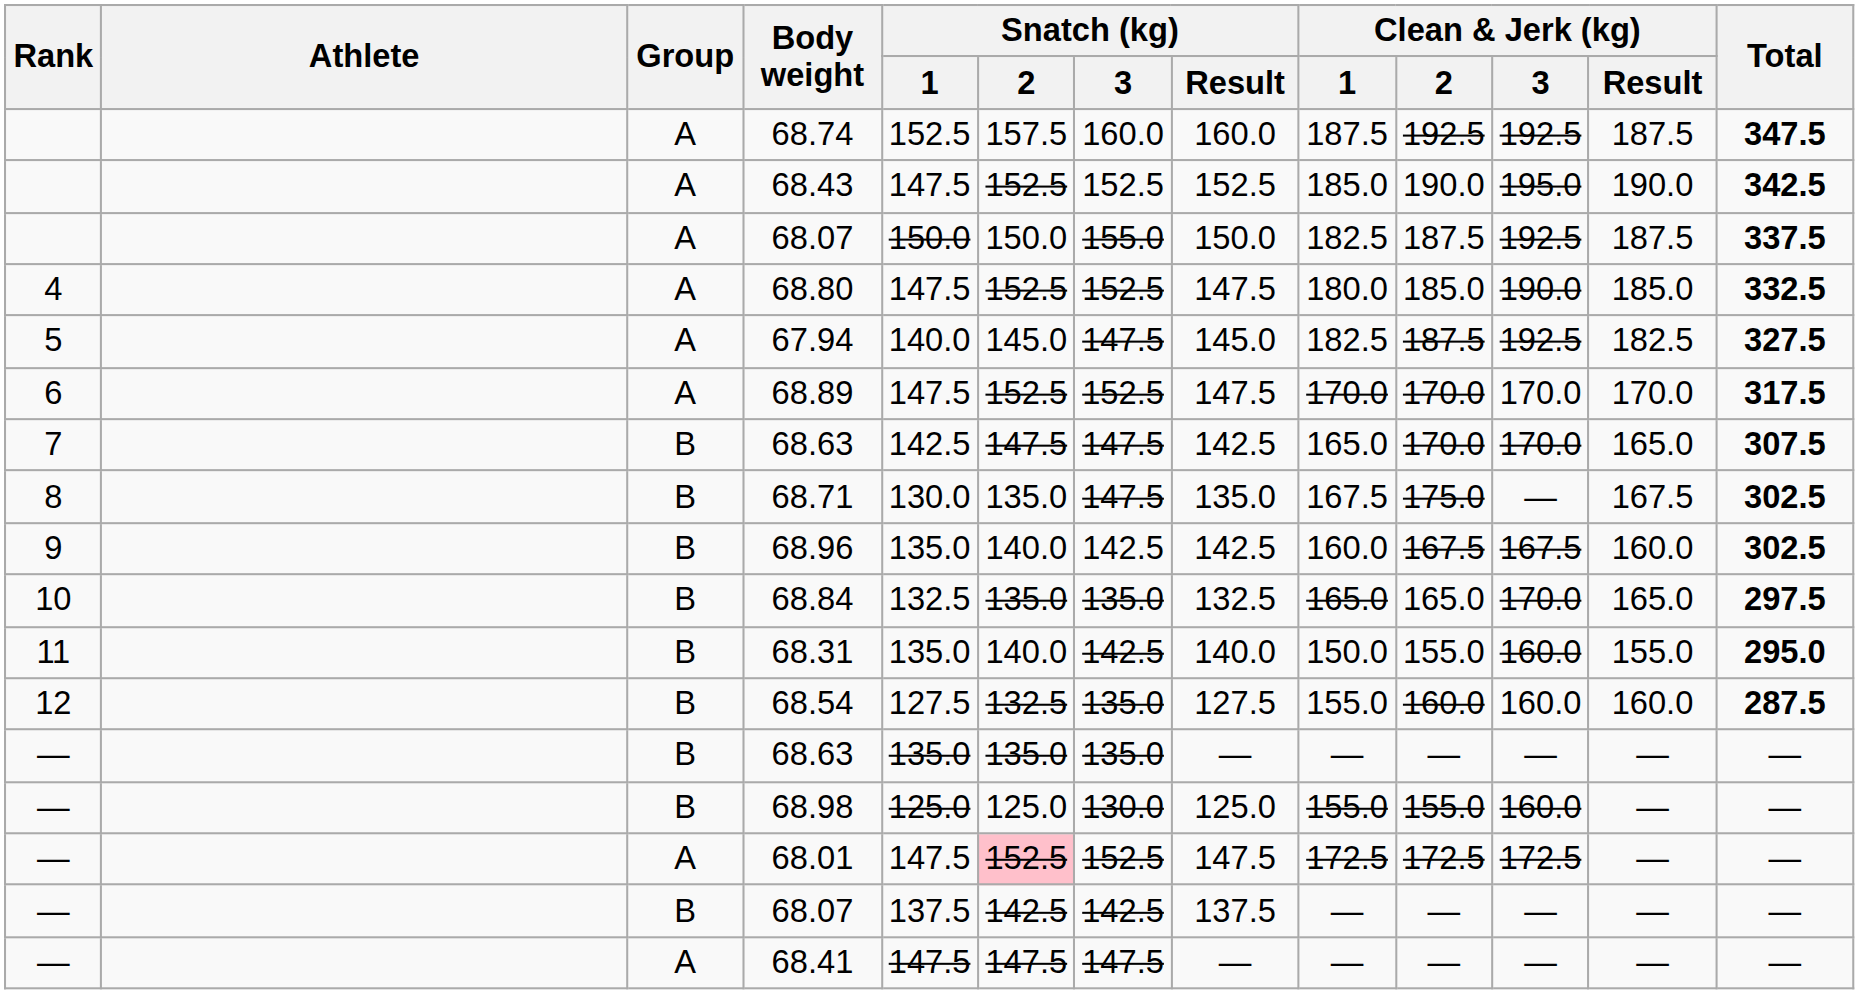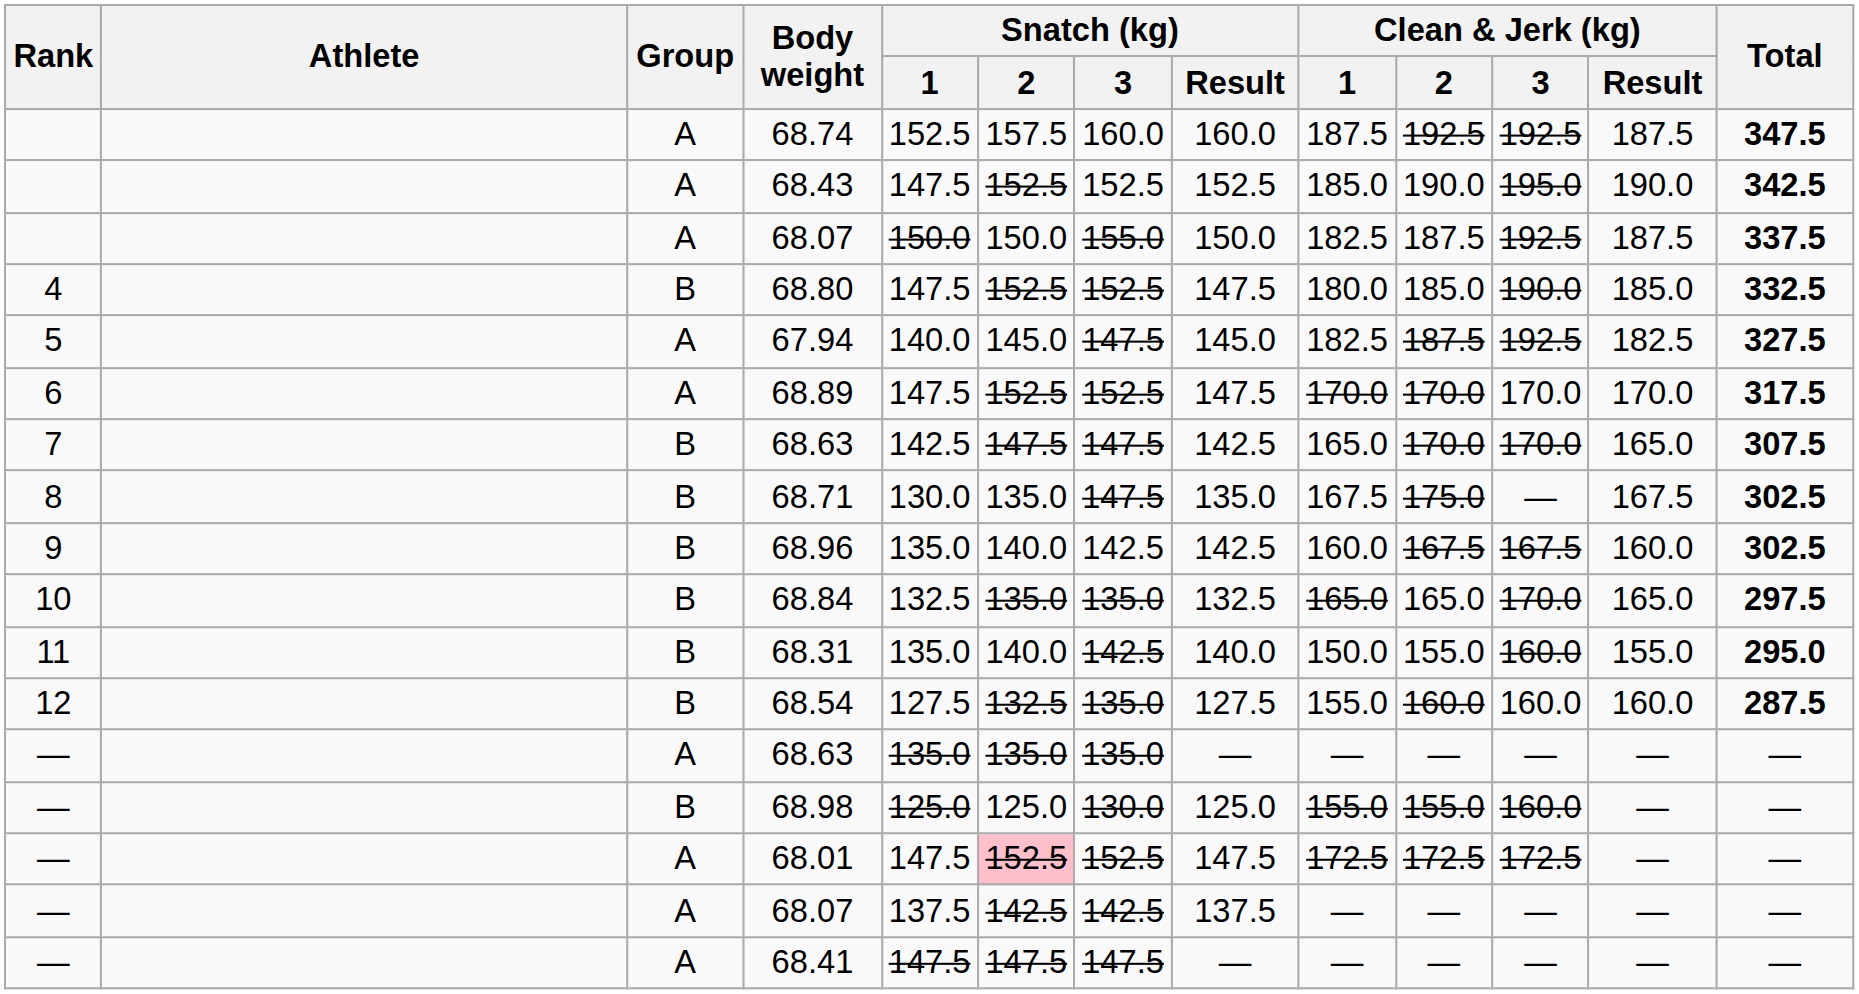(685, 289) A -> (685, 289) B
(685, 755) B -> (685, 755) A
(685, 910) B -> (685, 910) A
